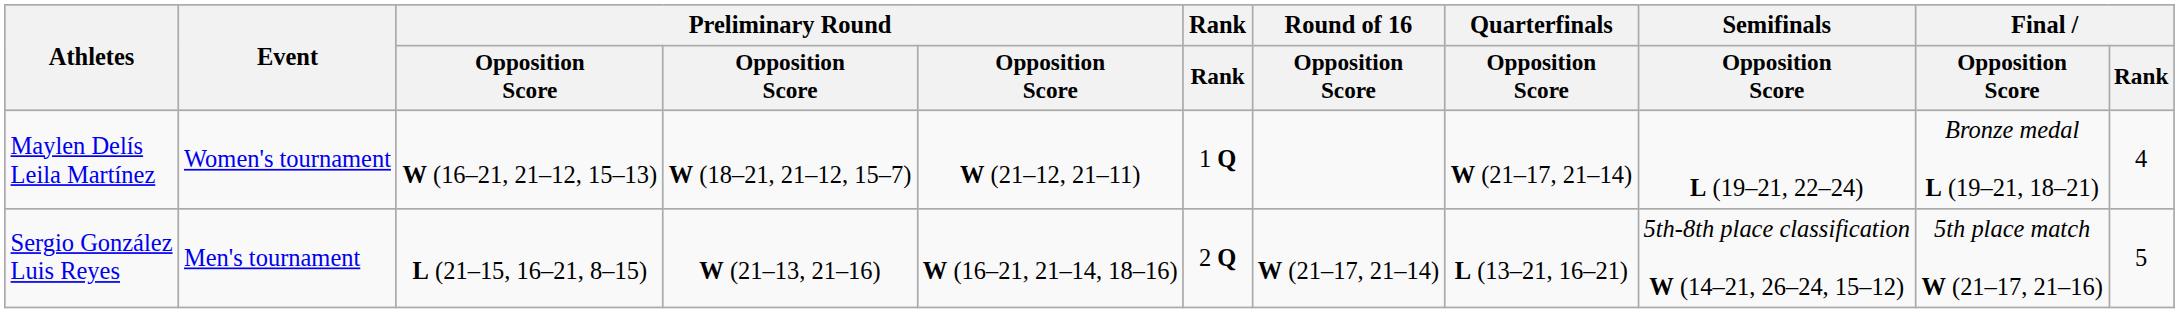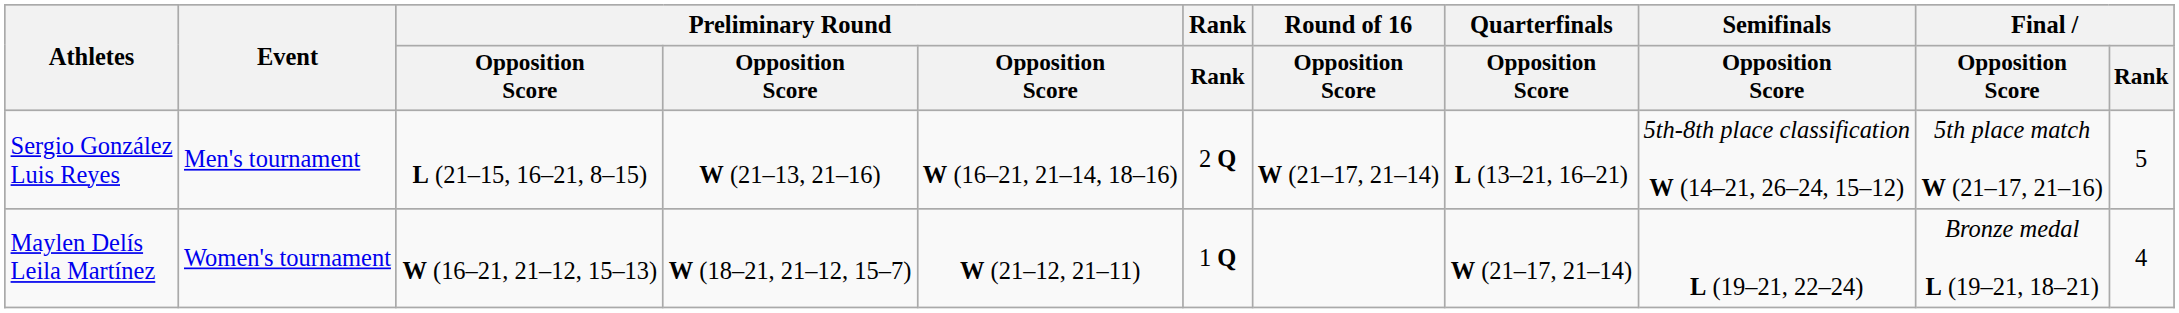rows swapped: (92, 257) <-> (83, 159)
